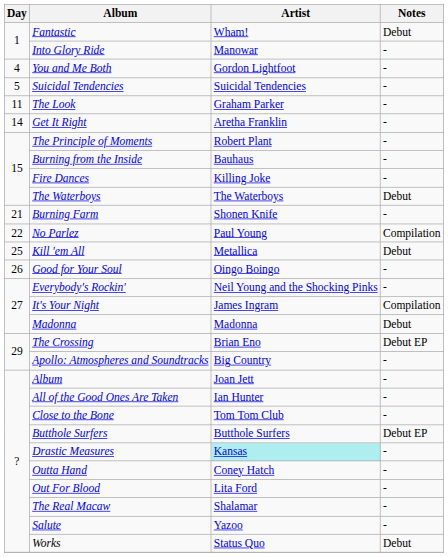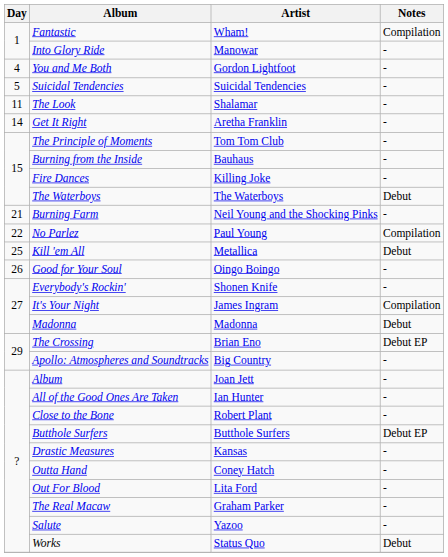(397, 31) Debut -> (412, 31) Compilation
(249, 104) Graham Parker -> (236, 104) Shalamar
(243, 141) Robert Plant -> (249, 141) Tom Tom Club
(246, 214) Shonen Knife -> (296, 214) Neil Young and the Shocking Pinks
(296, 287) Neil Young and the Shocking Pinks -> (246, 287) Shonen Knife
(249, 415) Tom Tom Club -> (243, 415) Robert Plant
(230, 452) paleturquoise background -> (230, 452) no background
(236, 506) Shalamar -> (249, 506) Graham Parker
